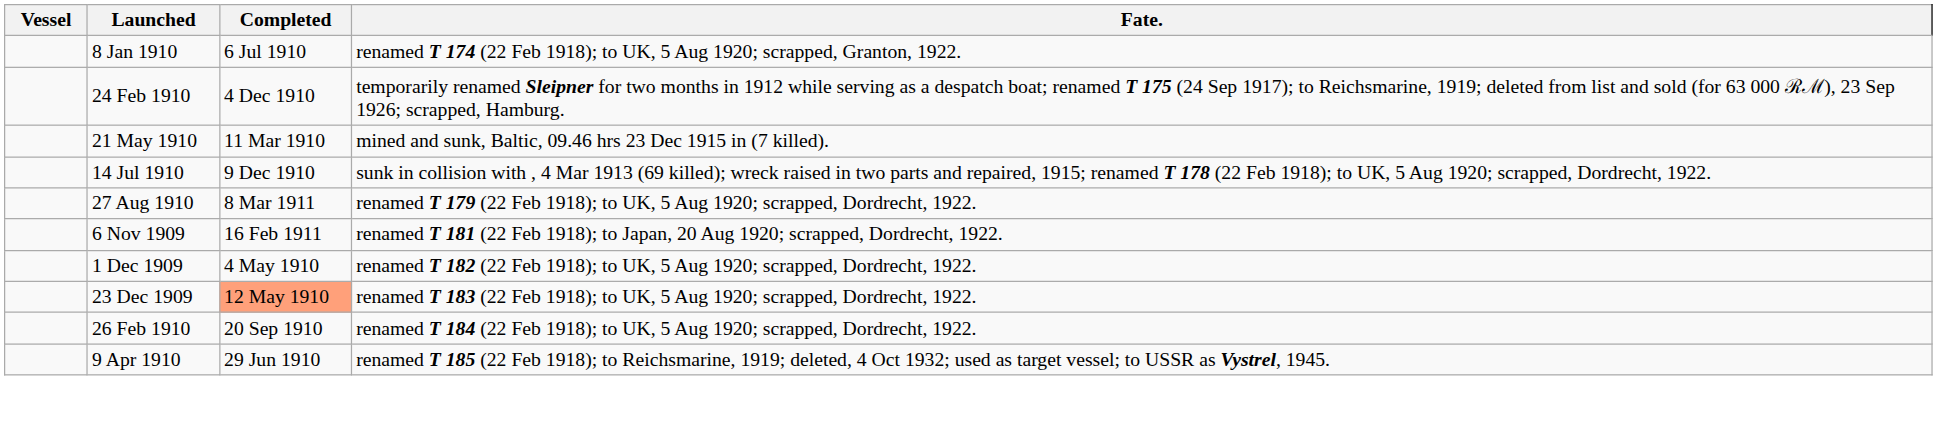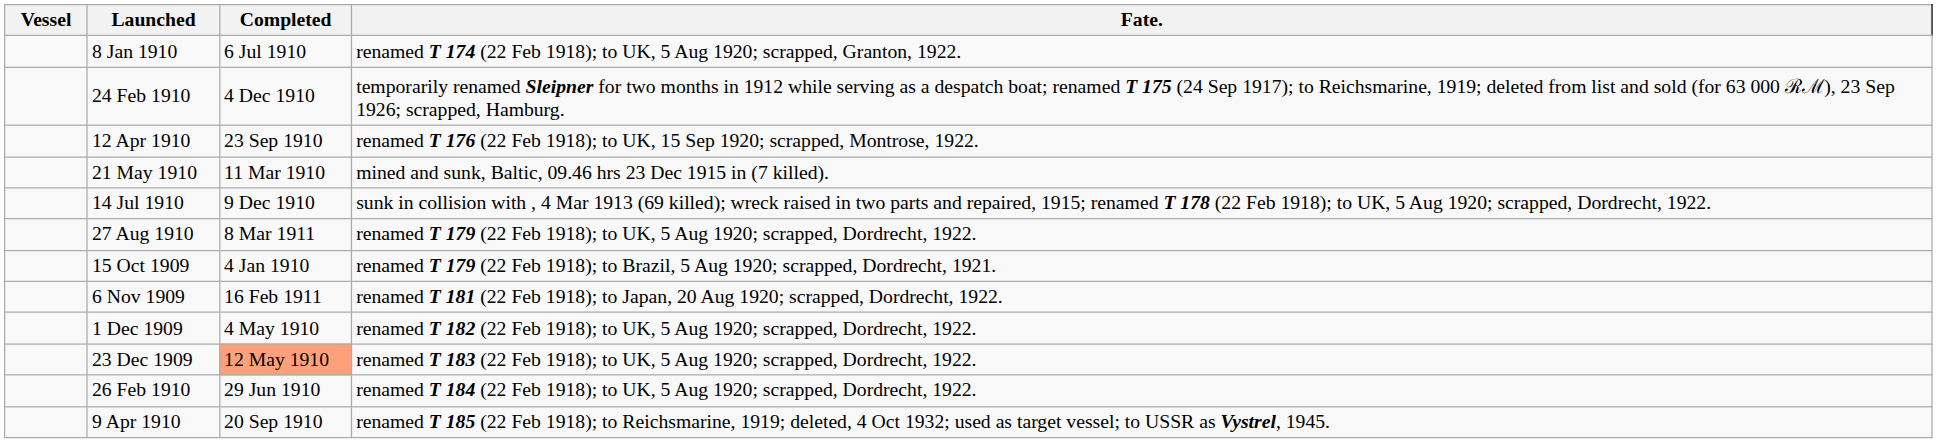+ row: (141, 140)
+ row: (141, 265)
(273, 328) 20 Sep 1910 -> (272, 390) 29 Jun 1910
(272, 359) 29 Jun 1910 -> (273, 421) 20 Sep 1910
